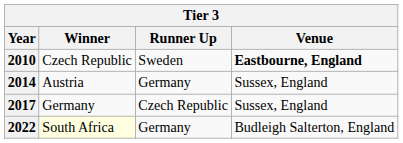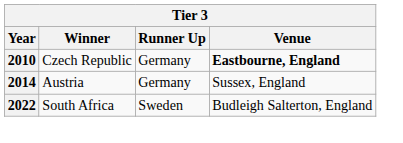(161, 60) Sweden -> (165, 60) Germany
- row: (22, 104)
(78, 127) lightyellow background -> (78, 104) no background
(165, 127) Germany -> (161, 104) Sweden
